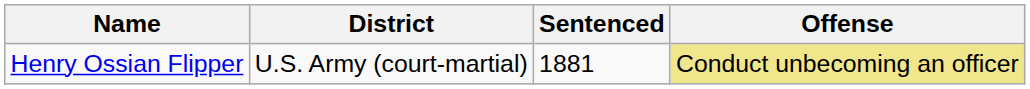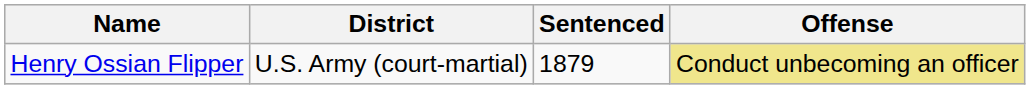(567, 63) 1881 -> (567, 63) 1879
